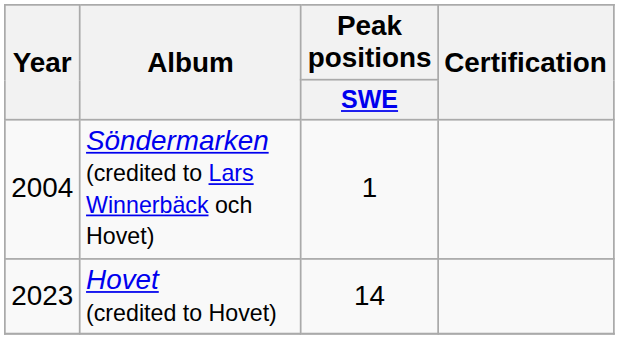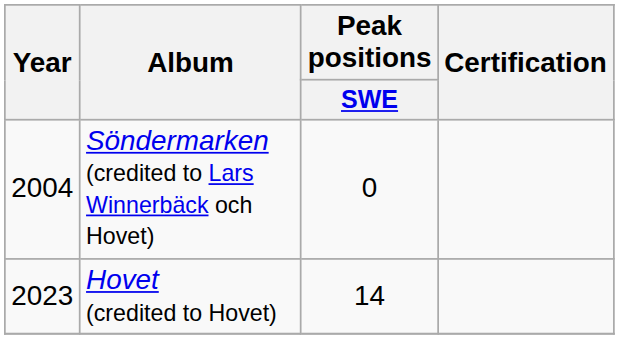(370, 188) 1 -> (370, 188) 0
